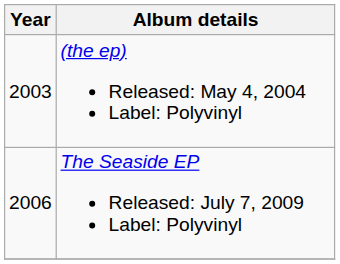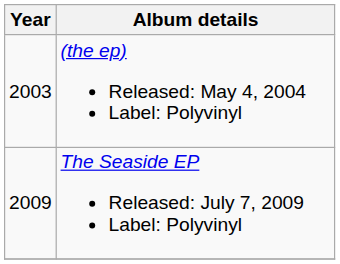(30, 203) 2006 -> (30, 203) 2009
